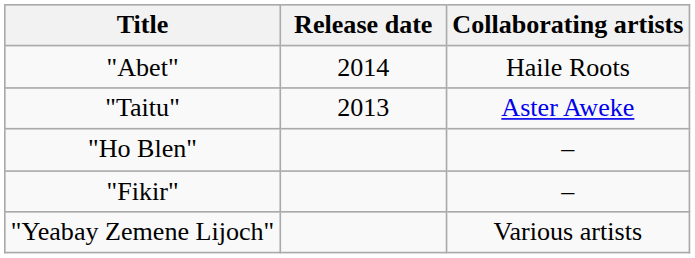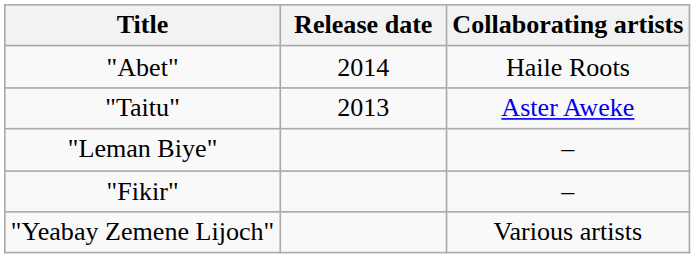+ row: (143, 149)
- row: (143, 149)
